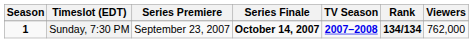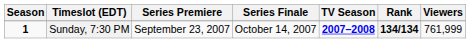(277, 29) bold -> (276, 29) normal
(446, 29) 762,000 -> (443, 29) 761,999
